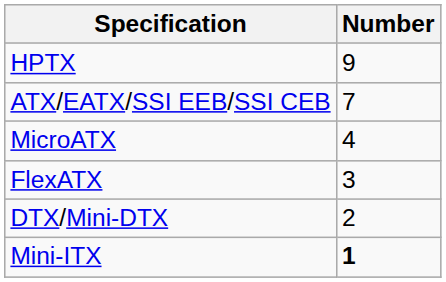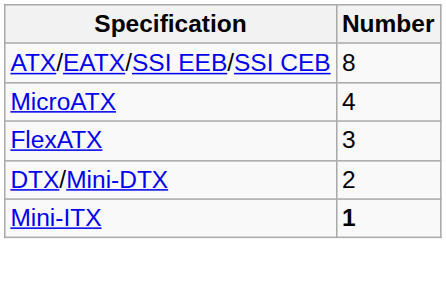- row: (43, 62)
(349, 101) 7 -> (349, 62) 8
